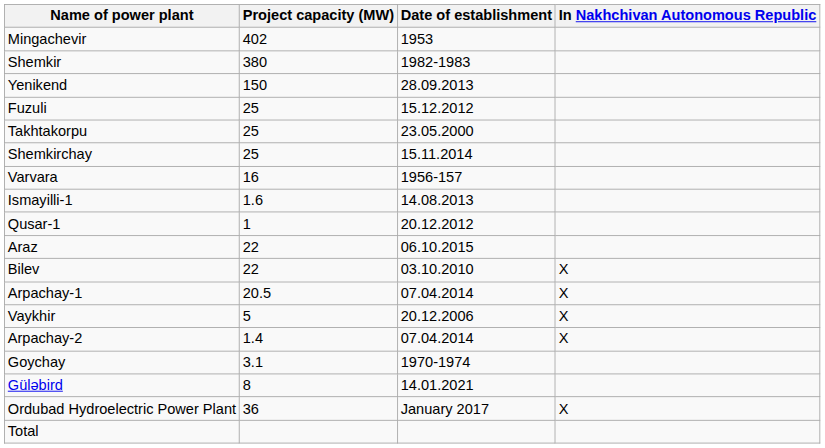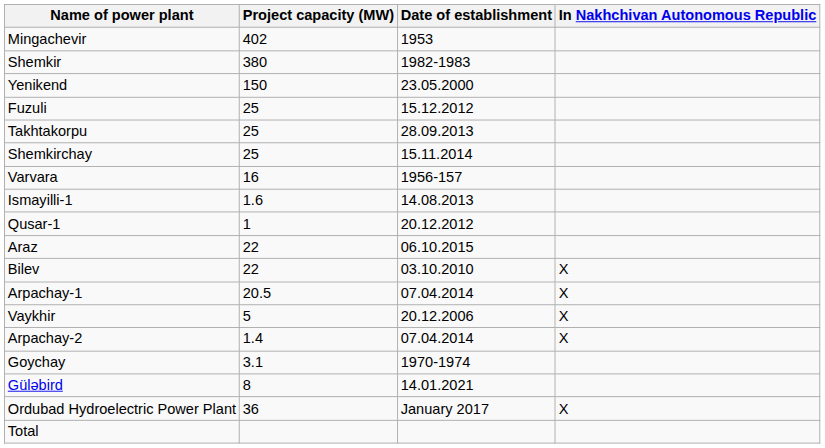(437, 85) 28.09.2013 -> (437, 85) 23.05.2000
(437, 131) 23.05.2000 -> (437, 131) 28.09.2013
